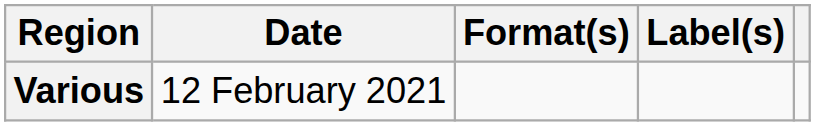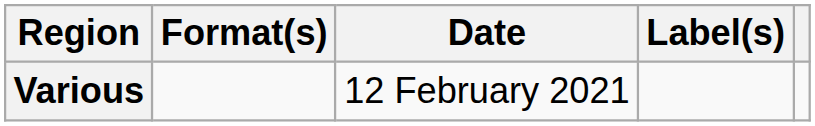columns swapped: (304, 33) <-> (546, 33)
